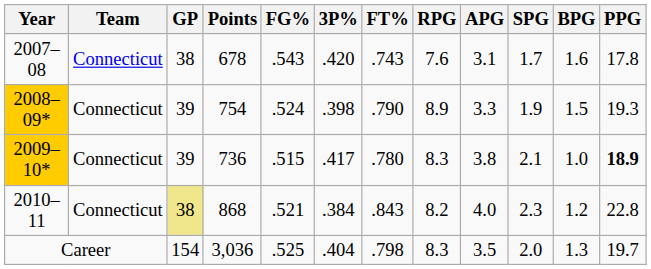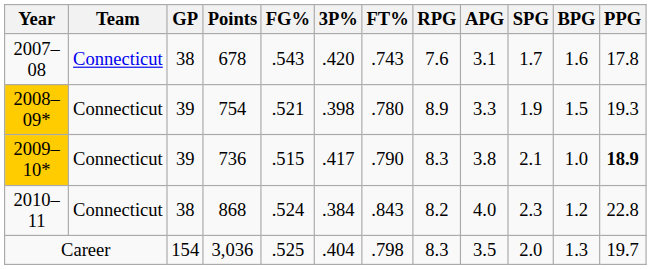(288, 109) .524 -> (288, 109) .521
(388, 109) .790 -> (388, 109) .780
(388, 159) .780 -> (388, 159) .790
(185, 210) khaki background -> (185, 210) no background
(288, 210) .521 -> (288, 210) .524
